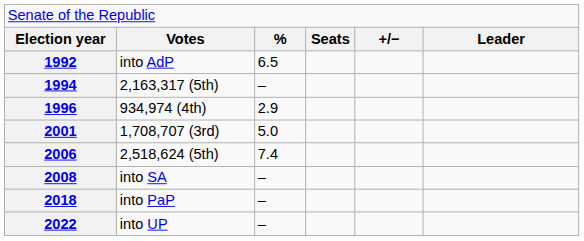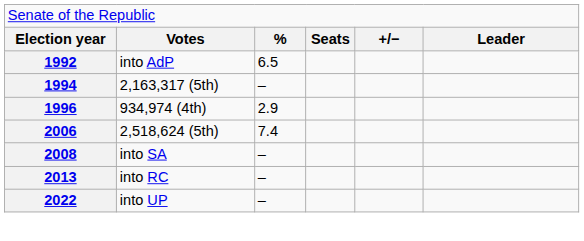- row: (60, 131)
+ row: (60, 177)
- row: (60, 200)
